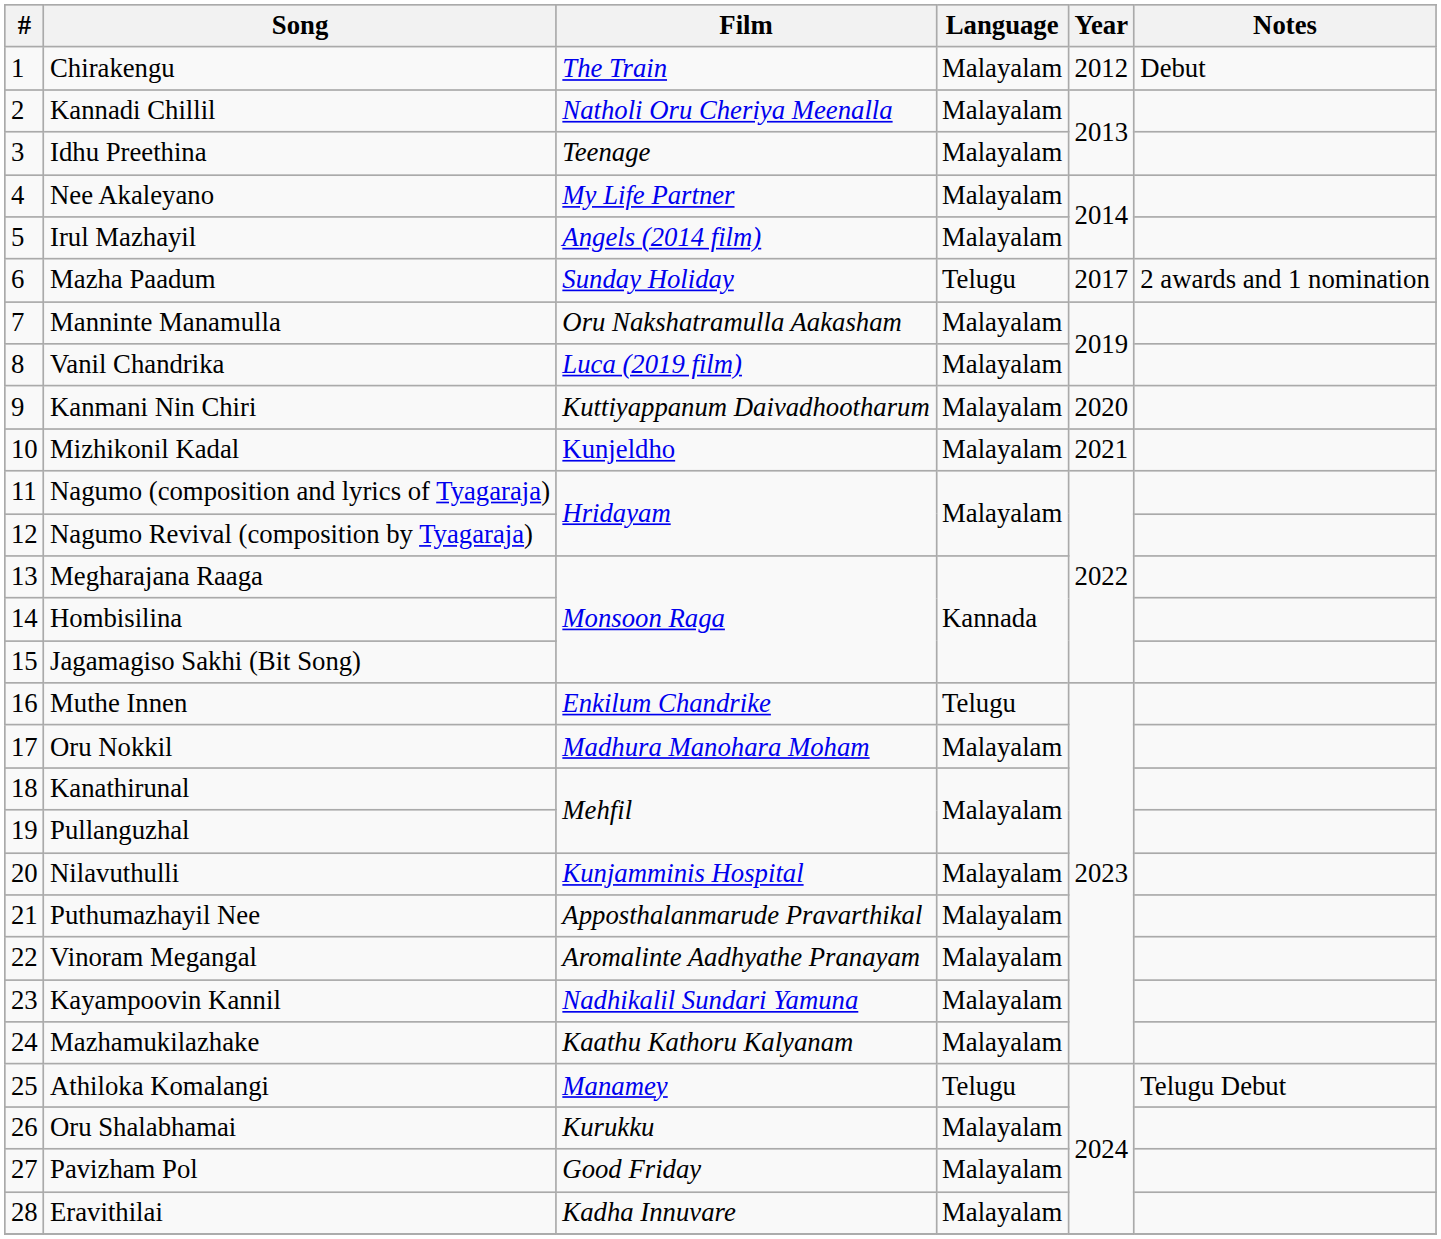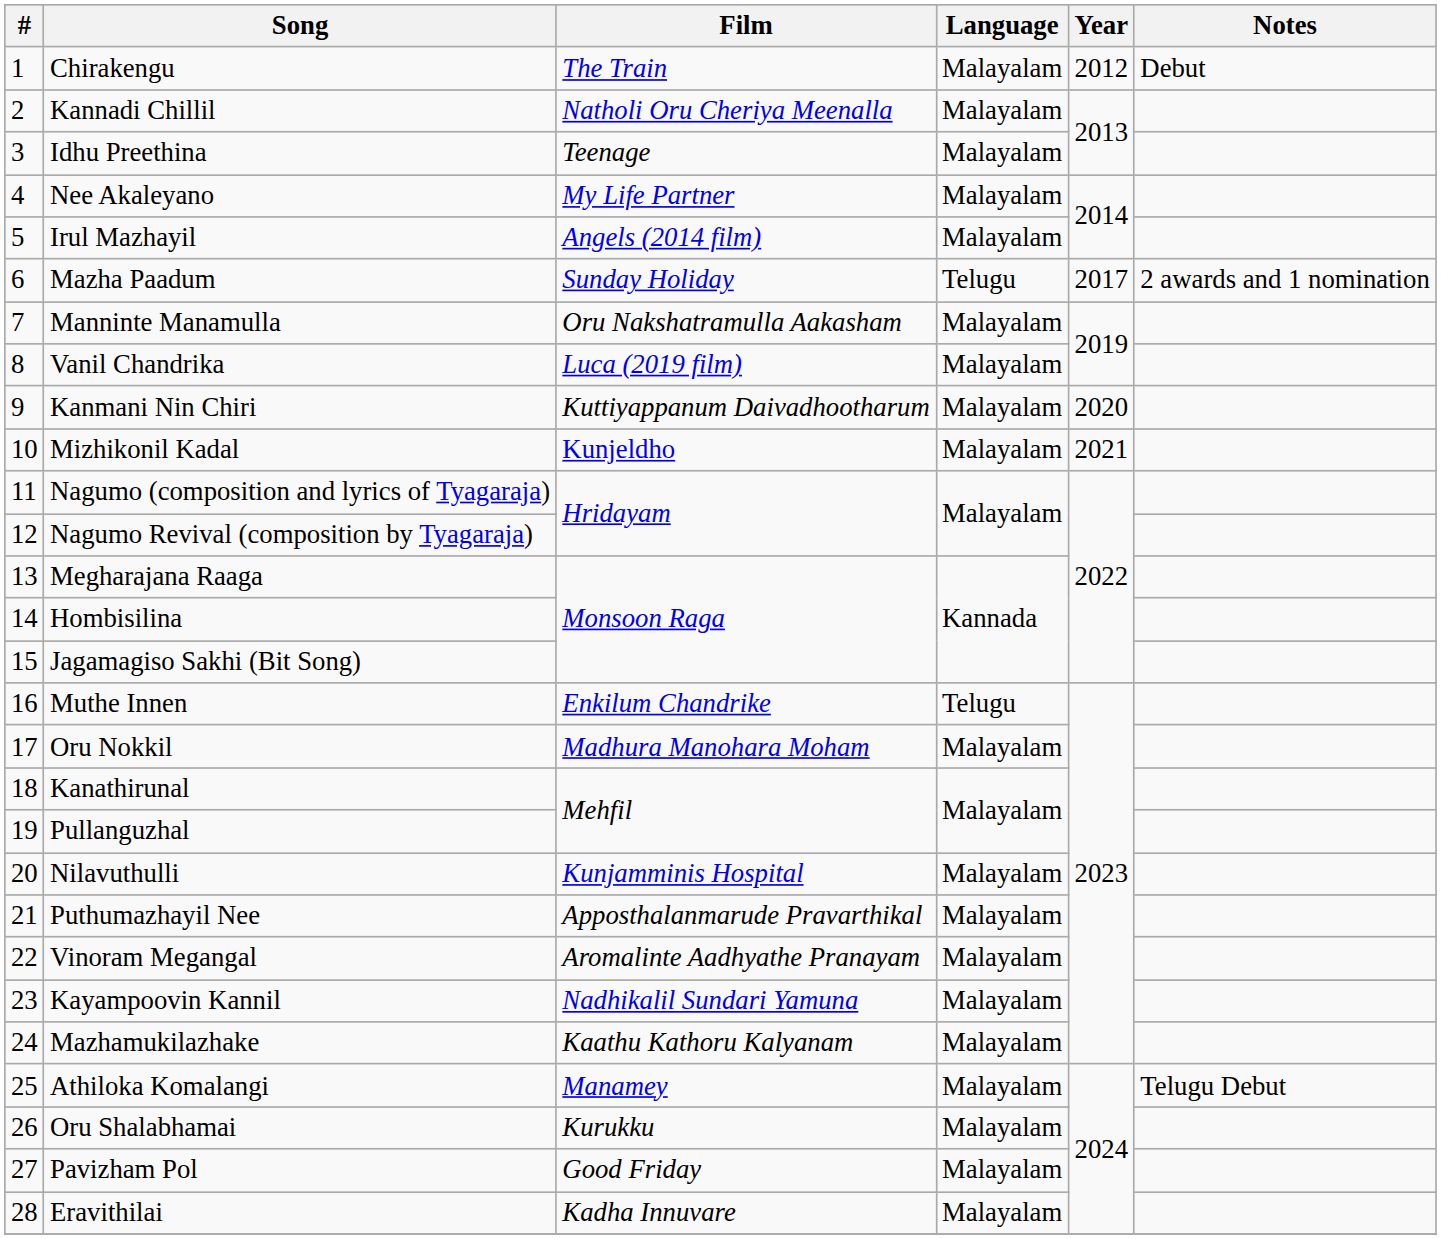(979, 1085) Telugu -> (1002, 1085) Malayalam
